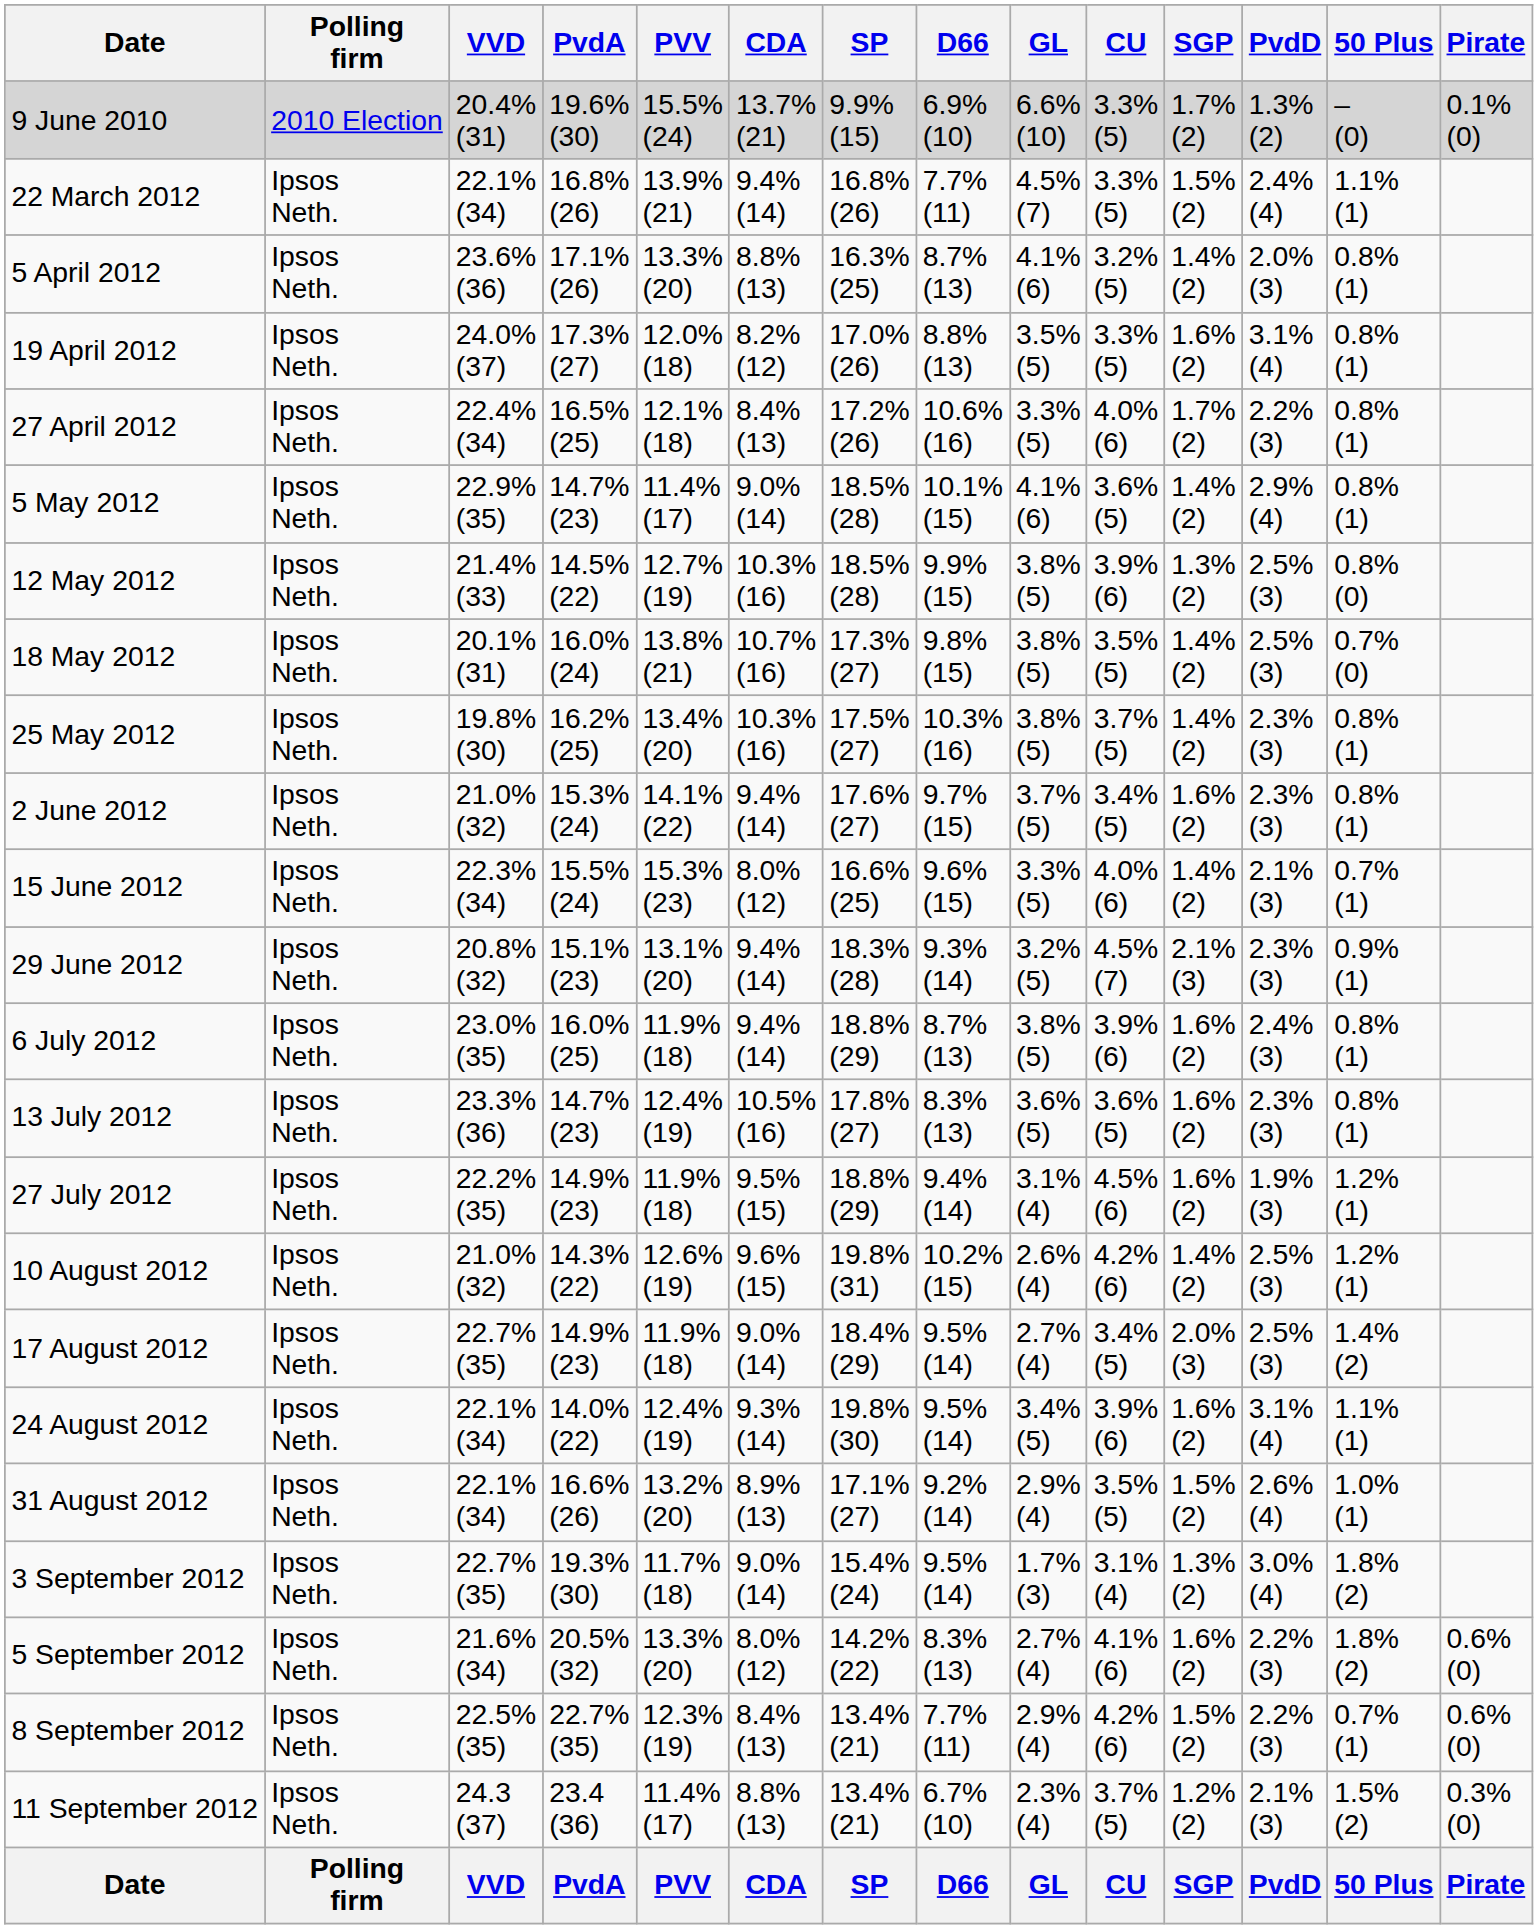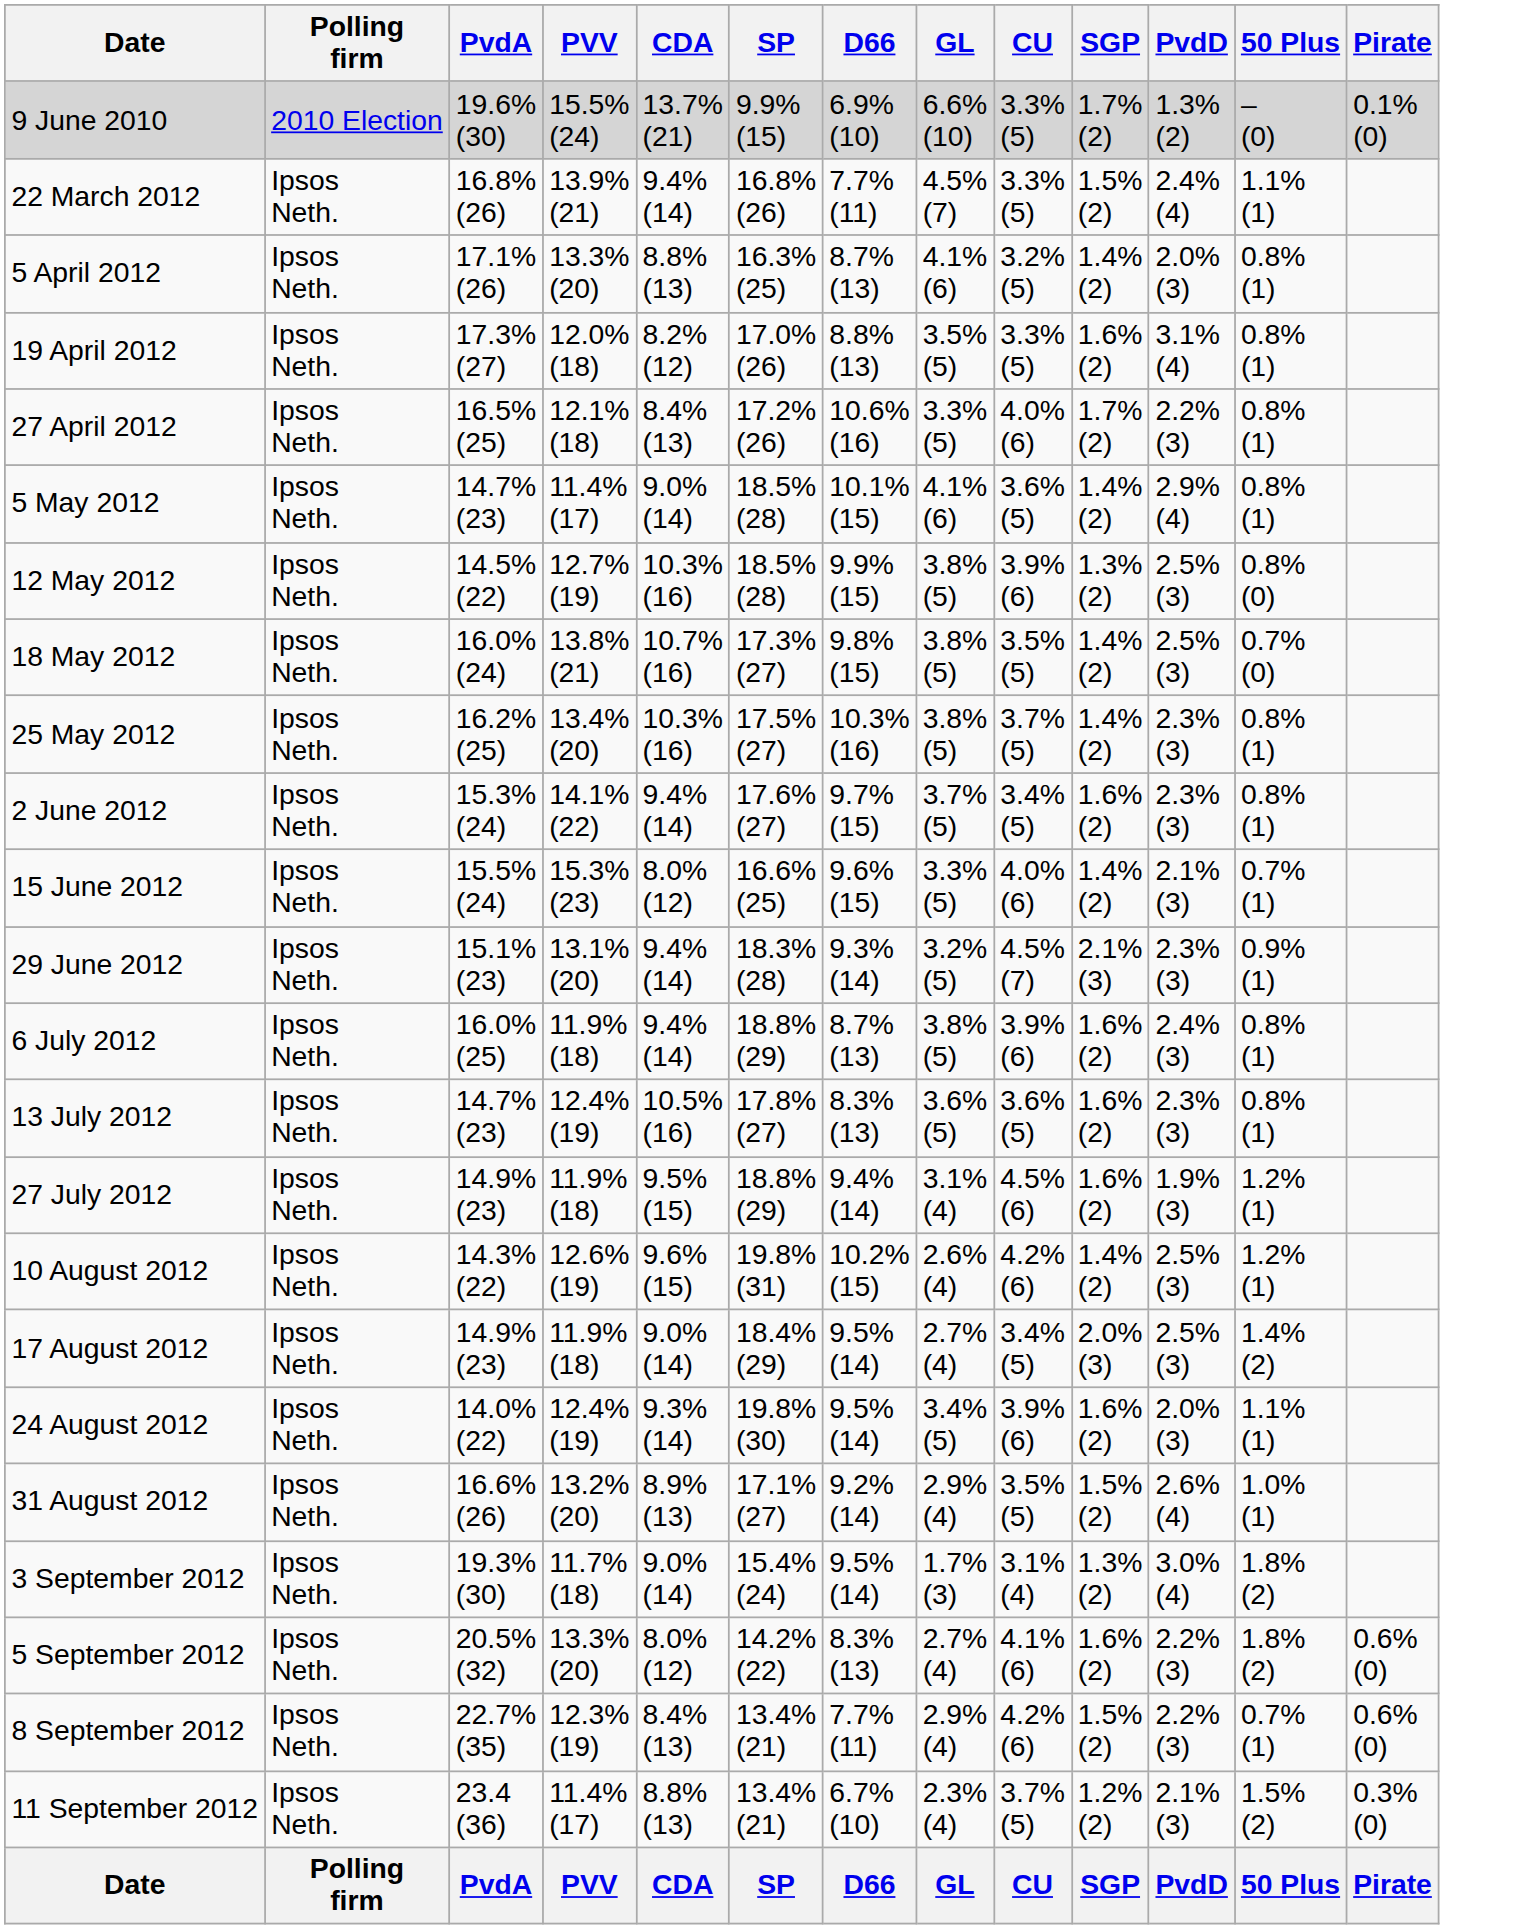- column: (496, 42)
(1281, 1424) 3.1% (4) -> (1188, 1424) 2.0% (3)
